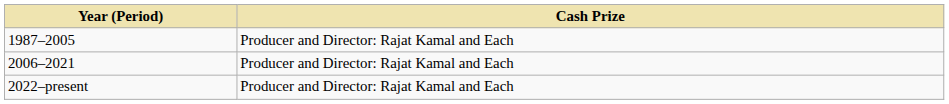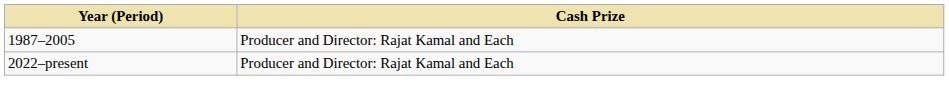- row: (41, 63)
